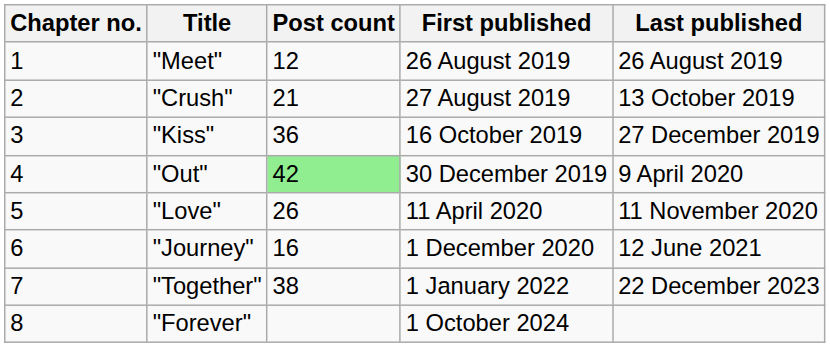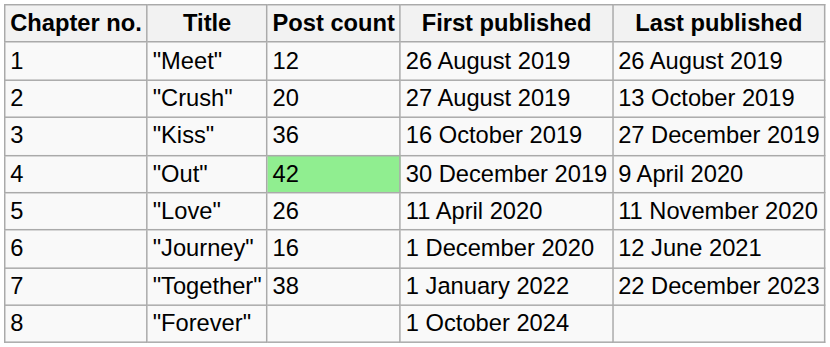(286, 98) 21 -> (286, 98) 20
